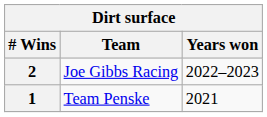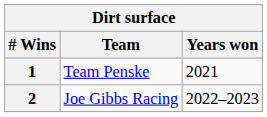rows swapped: (32, 71) <-> (32, 98)
